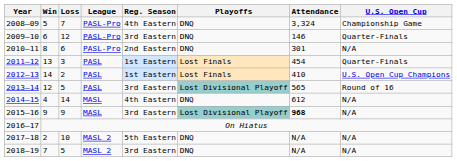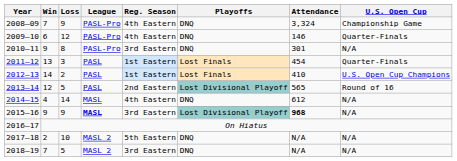(45, 23) 5 -> (45, 23) 7
(63, 23) 7 -> (63, 23) 9
(150, 36) 3rd Eastern -> (150, 36) 4th Eastern
(45, 49) 8 -> (45, 49) 9
(63, 49) 6 -> (63, 49) 8
(150, 49) 2nd Eastern -> (150, 49) 3rd Eastern
(150, 87) 3rd Eastern -> (150, 87) 2nd Eastern
(92, 112) normal -> (92, 112) bold
